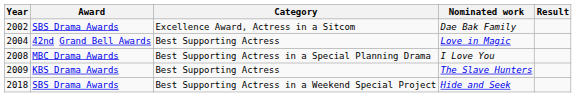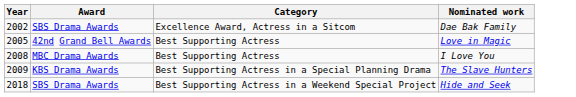- column: (553, 12)
(17, 41) 2004 -> (17, 41) 2005
(293, 56) Best Supporting Actress in a Special Planning Drama -> (218, 56) Best Supporting Actress
(218, 70) Best Supporting Actress -> (293, 70) Best Supporting Actress in a Special Planning Drama
